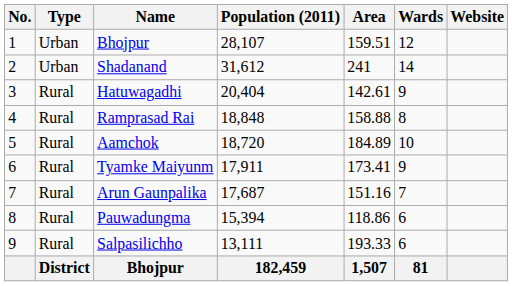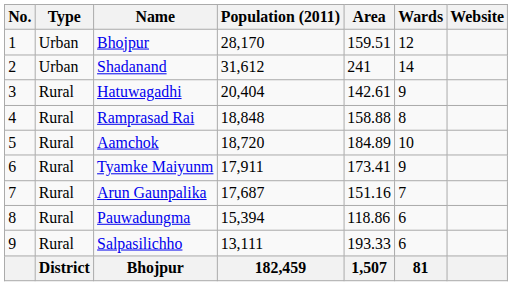(243, 42) 28,107 -> (243, 42) 28,170
